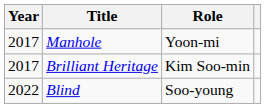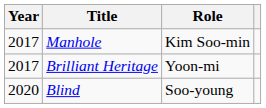(192, 41) Yoon-mi -> (208, 41) Kim Soo-min
(208, 66) Kim Soo-min -> (192, 66) Yoon-mi
(24, 90) 2022 -> (24, 90) 2020
